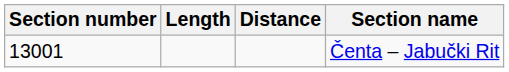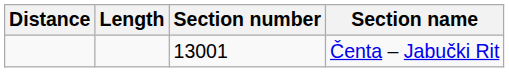columns swapped: (83, 19) <-> (280, 19)
